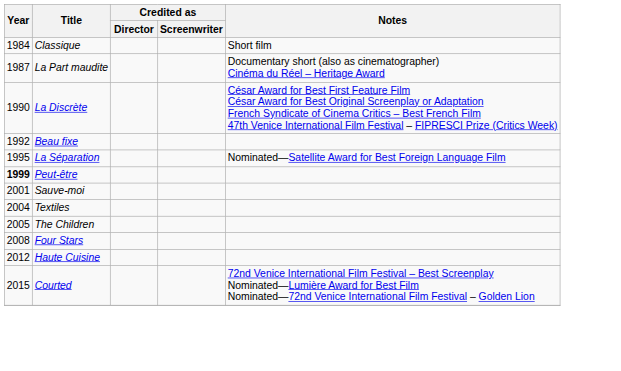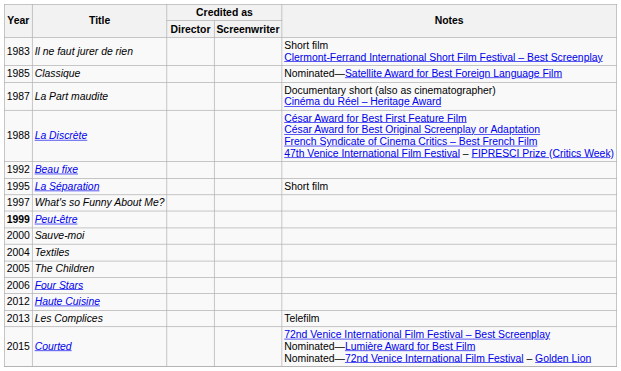+ row: (84, 51)
(18, 45) 1984 -> (18, 73) 1985
(250, 45) Short film -> (423, 73) Nominated—Satellite Award for Best Foreign Language Film
(18, 107) 1990 -> (18, 136) 1988
(367, 158) Nominated—Satellite Award for Best Foreign Language Film -> (306, 186) Short film
+ row: (100, 203)
(18, 191) 2001 -> (18, 236) 2000
(18, 240) 2008 -> (18, 285) 2006
+ row: (69, 318)
